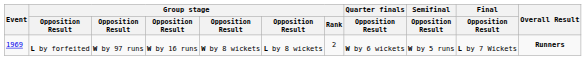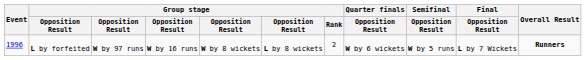(14, 45) 1969 -> (14, 45) 1996
